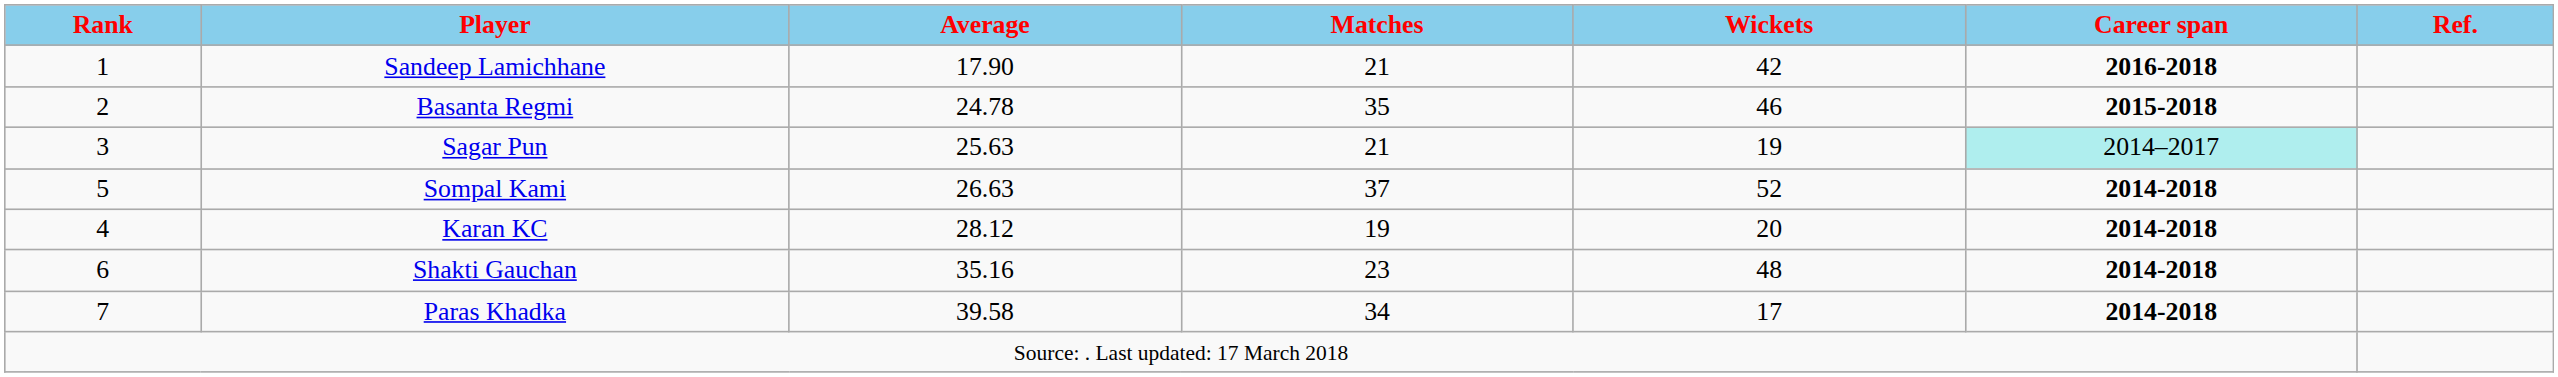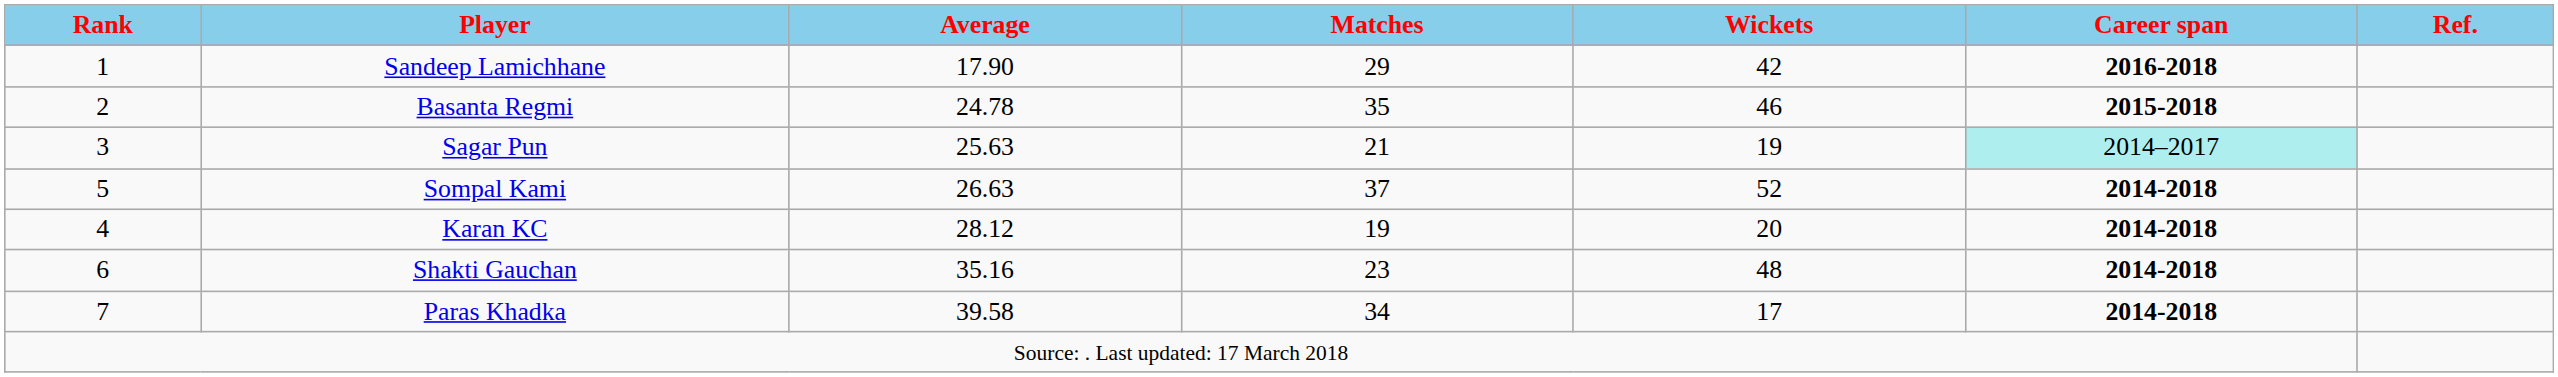(1377, 65) 21 -> (1377, 65) 29
